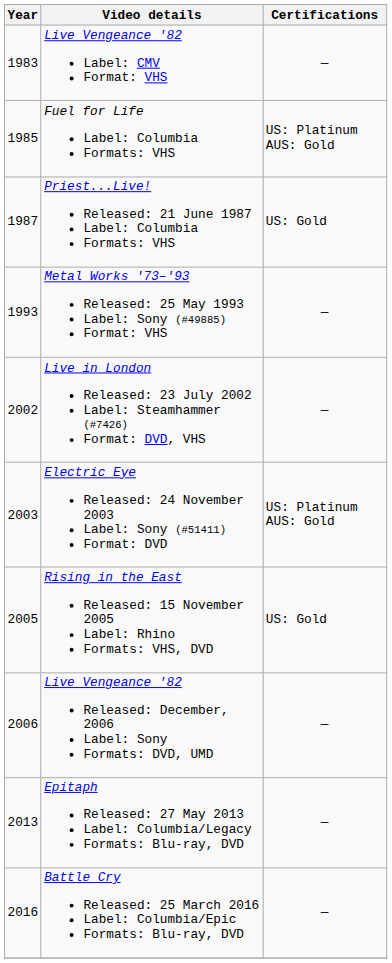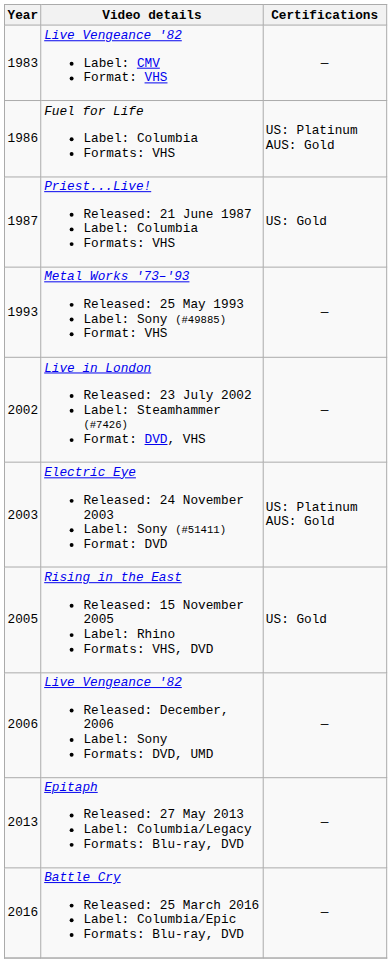(23, 139) 1985 -> (23, 139) 1986
